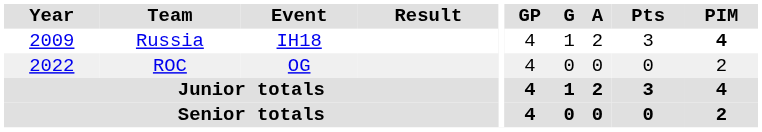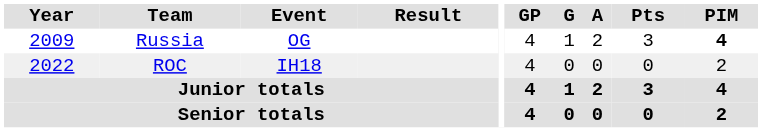(299, 41) IH18 -> (299, 41) OG
(299, 66) OG -> (299, 66) IH18
